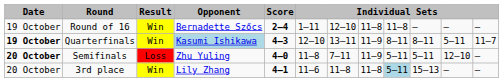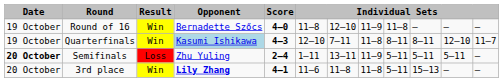(280, 26) 2–4 -> (280, 26) 4–0
(309, 26) 1–11 -> (309, 26) 11–8
(371, 26) 11–8 -> (371, 26) 11–9
(33, 41) bold -> (33, 41) normal
(343, 41) 13–11 -> (340, 41) 7–11
(371, 41) 11–9 -> (371, 41) 11–8
(454, 41) 5–11 -> (457, 41) 12–10
(280, 56) 4–0 -> (280, 56) 2–4
(309, 56) 11–8 -> (309, 56) 1–11
(340, 56) 7–11 -> (343, 56) 13–11
(457, 56) 12–10 -> (454, 56) 5–11
(203, 70) normal -> (203, 70) bold
(397, 70) lightblue background -> (397, 70) no background
